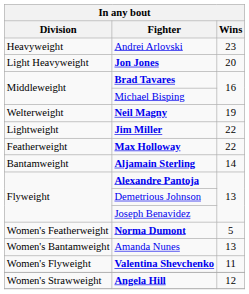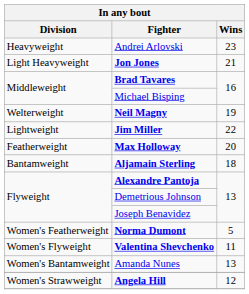(231, 63) 20 -> (231, 63) 21
(231, 146) 22 -> (231, 146) 20
(231, 163) 14 -> (231, 163) 18
rows swapped: (147, 247) <-> (164, 264)
